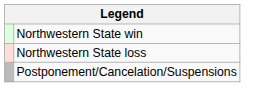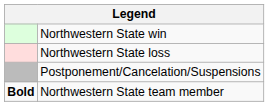+ row: (132, 92)
